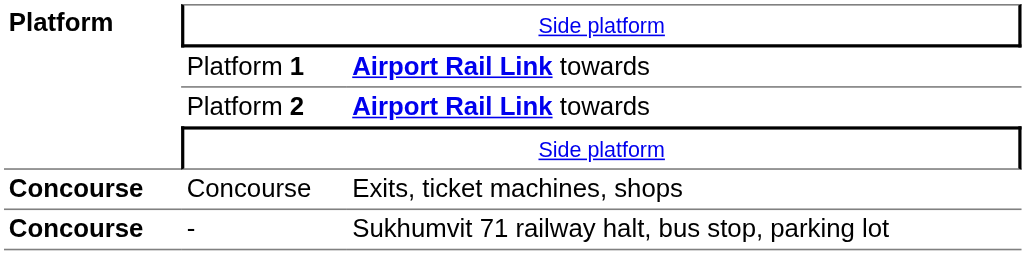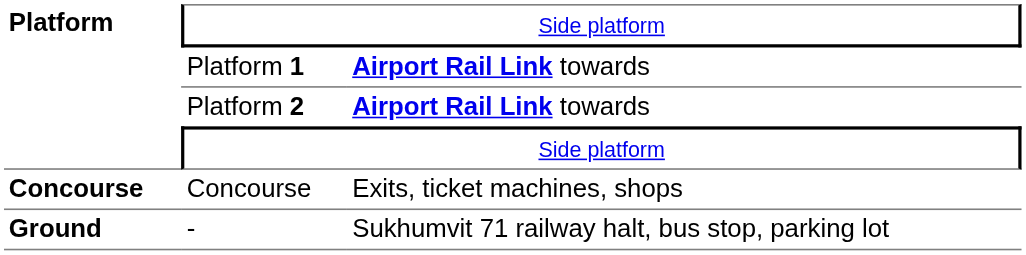(76, 229) Concourse -> (55, 229) Ground
